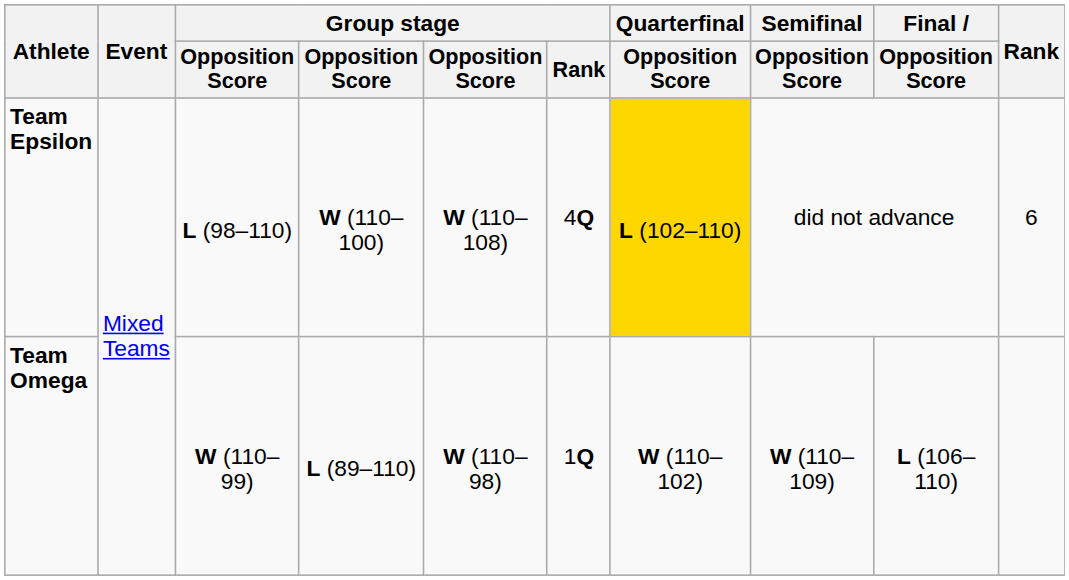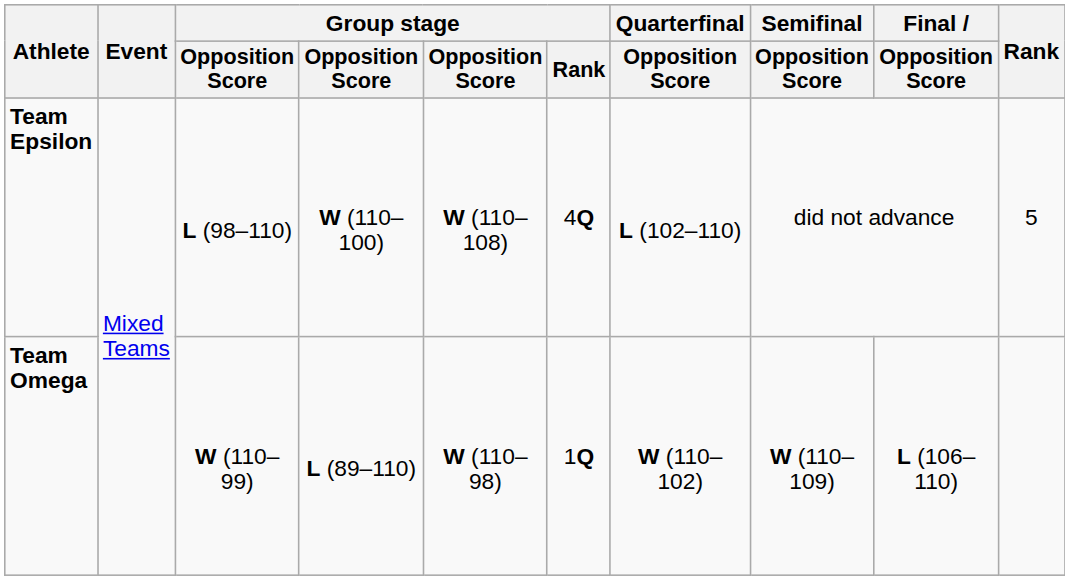(680, 230) gold background -> (680, 230) no background
(1031, 218) 6 -> (1031, 218) 5
